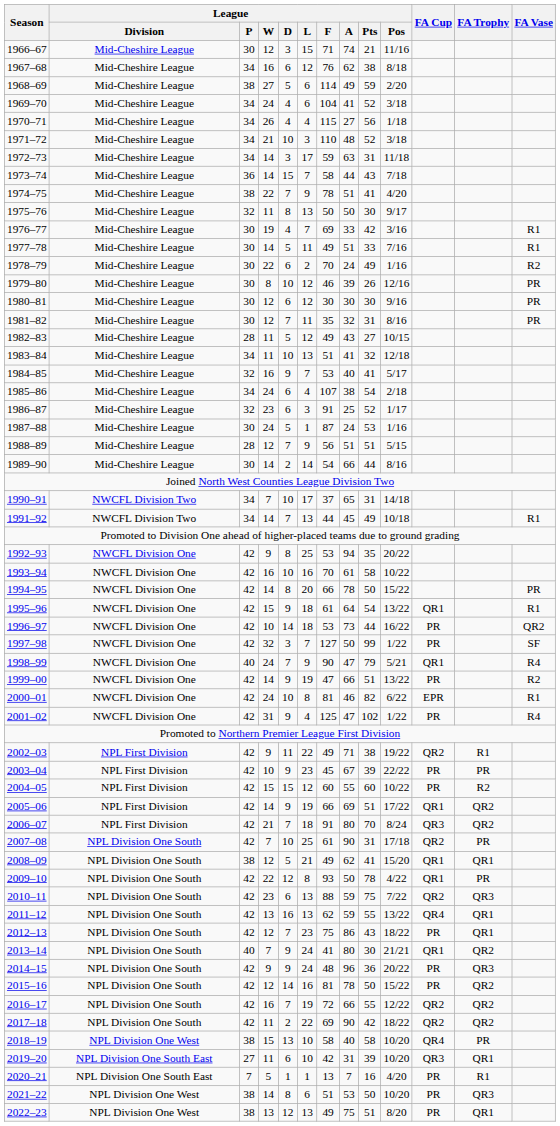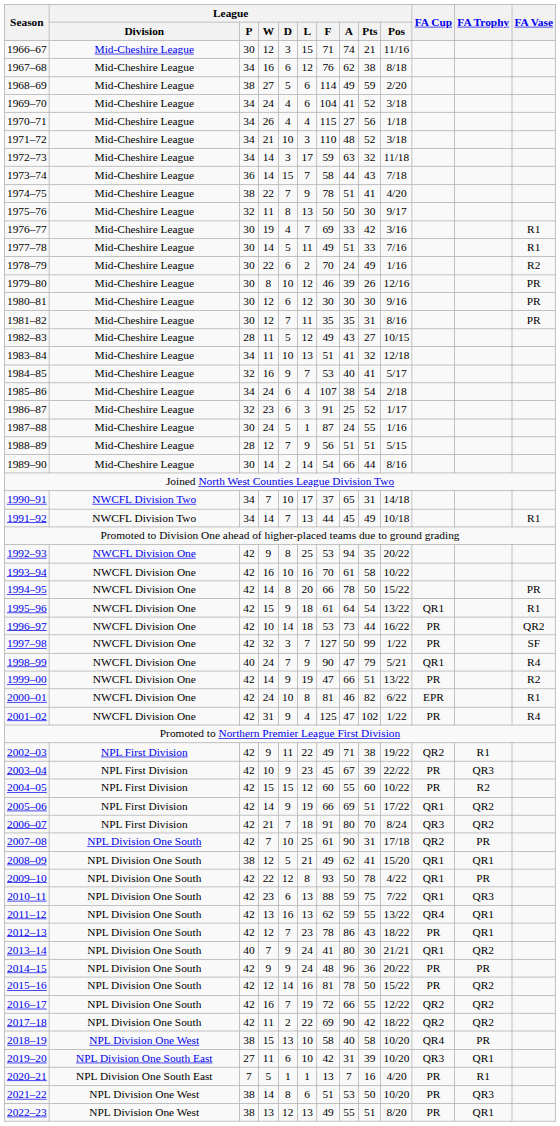(370, 157) 31 -> (370, 157) 32
(349, 319) 32 -> (349, 319) 35
(370, 427) 53 -> (370, 427) 55
(483, 770) PR -> (483, 770) QR3
(433, 896) QR2 -> (433, 896) QR1
(328, 932) 75 -> (328, 932) 78
(483, 968) QR3 -> (483, 968) PR
(349, 1112) 75 -> (349, 1112) 55
